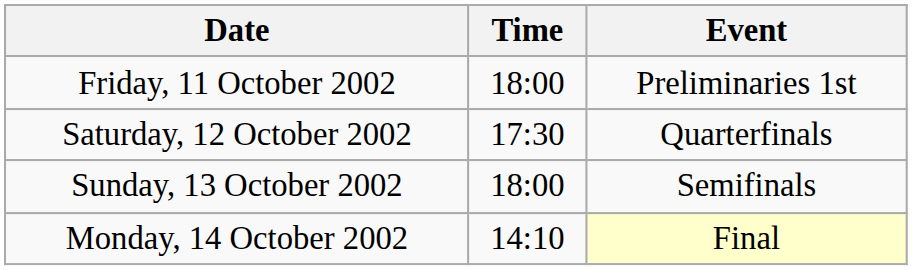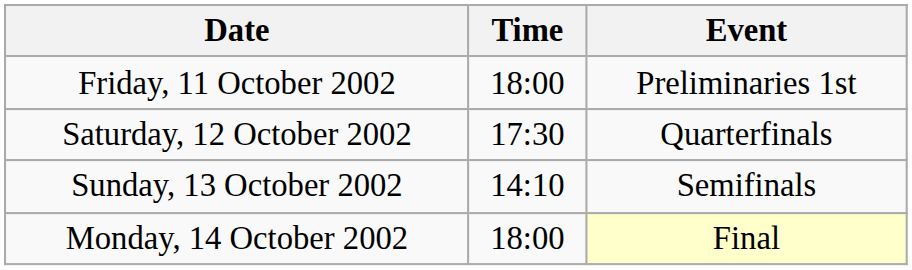(527, 185) 18:00 -> (527, 185) 14:10
(527, 237) 14:10 -> (527, 237) 18:00
